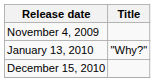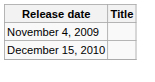- row: (50, 50)
